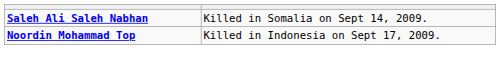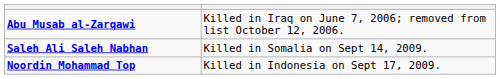+ row: (71, 24)
